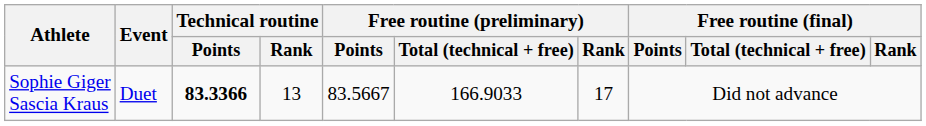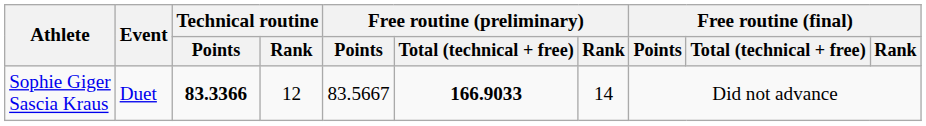(291, 93) 13 -> (291, 93) 12
(486, 93) normal -> (486, 93) bold
(604, 93) 17 -> (604, 93) 14
